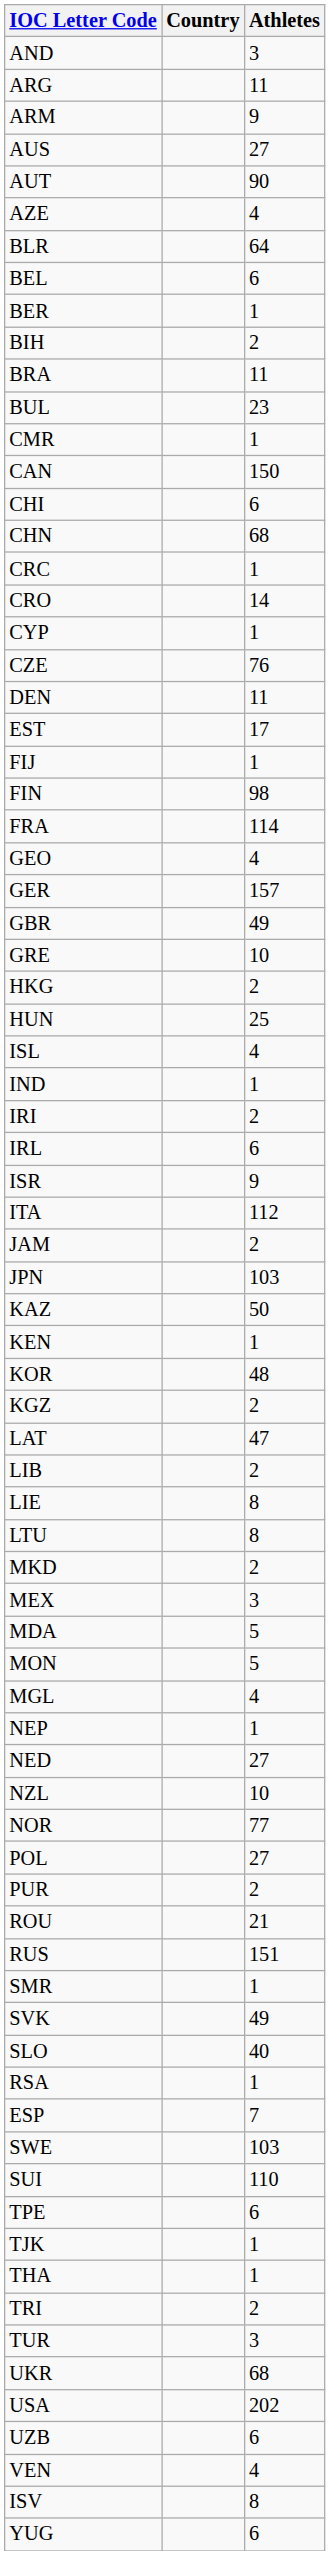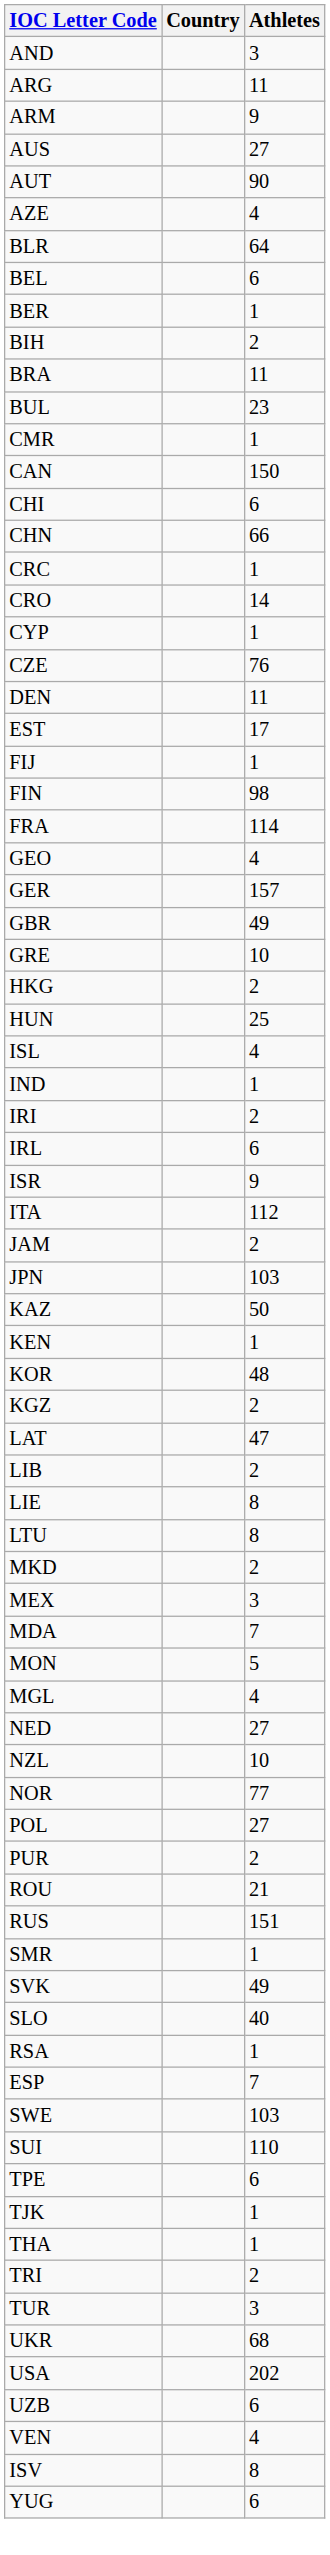(259, 536) 68 -> (259, 536) 66
(254, 1631) 5 -> (254, 1631) 7
- row: (29, 1728)
